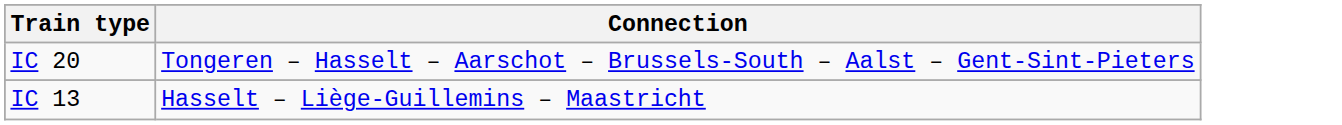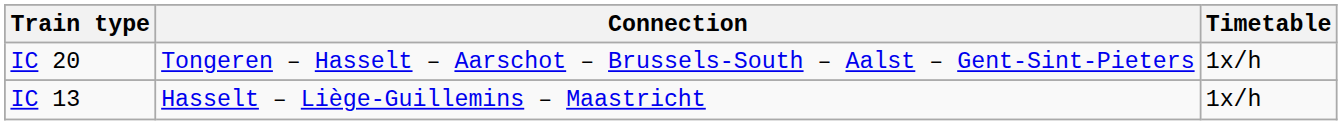+ column: (1269, 24)
